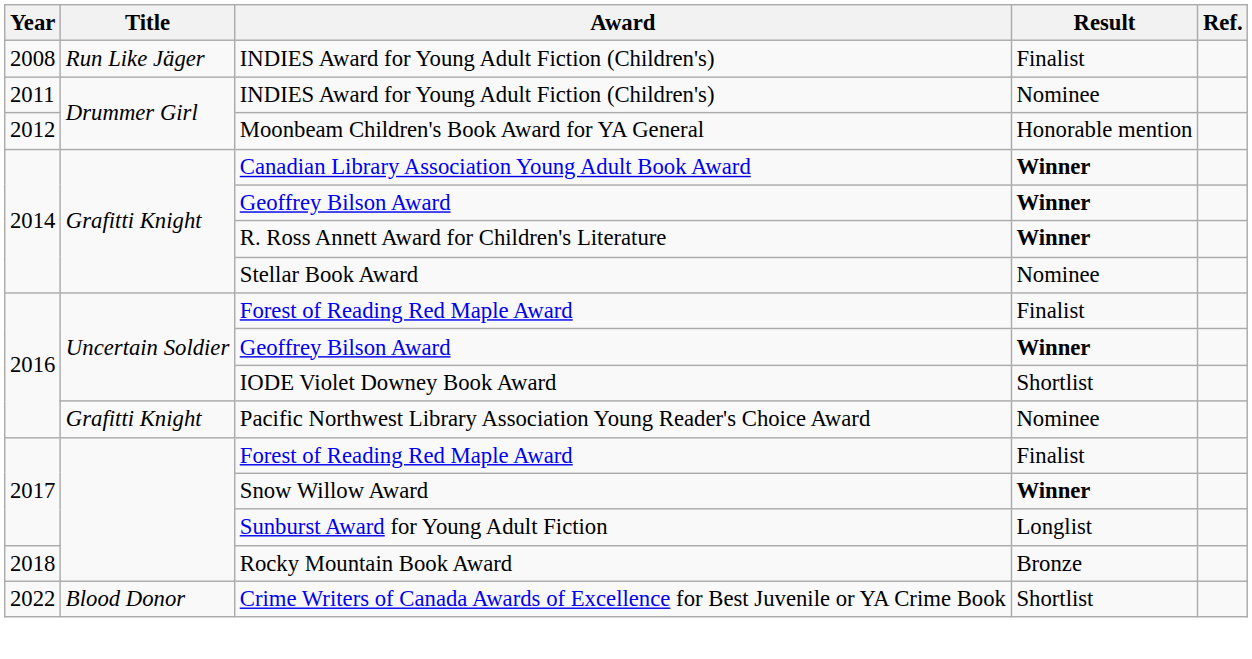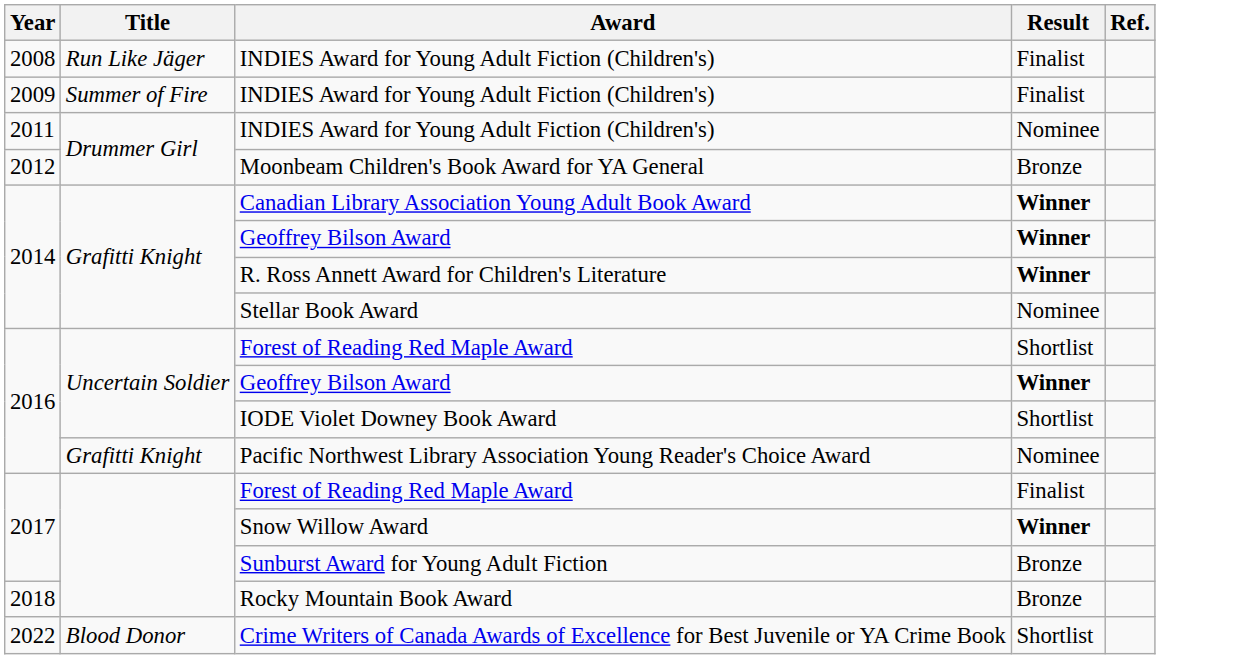+ row: (33, 94)
(1104, 130) Honorable mention -> (1049, 166) Bronze
(1050, 310) Finalist -> (1055, 346) Shortlist
(1054, 526) Longlist -> (1049, 563) Bronze
